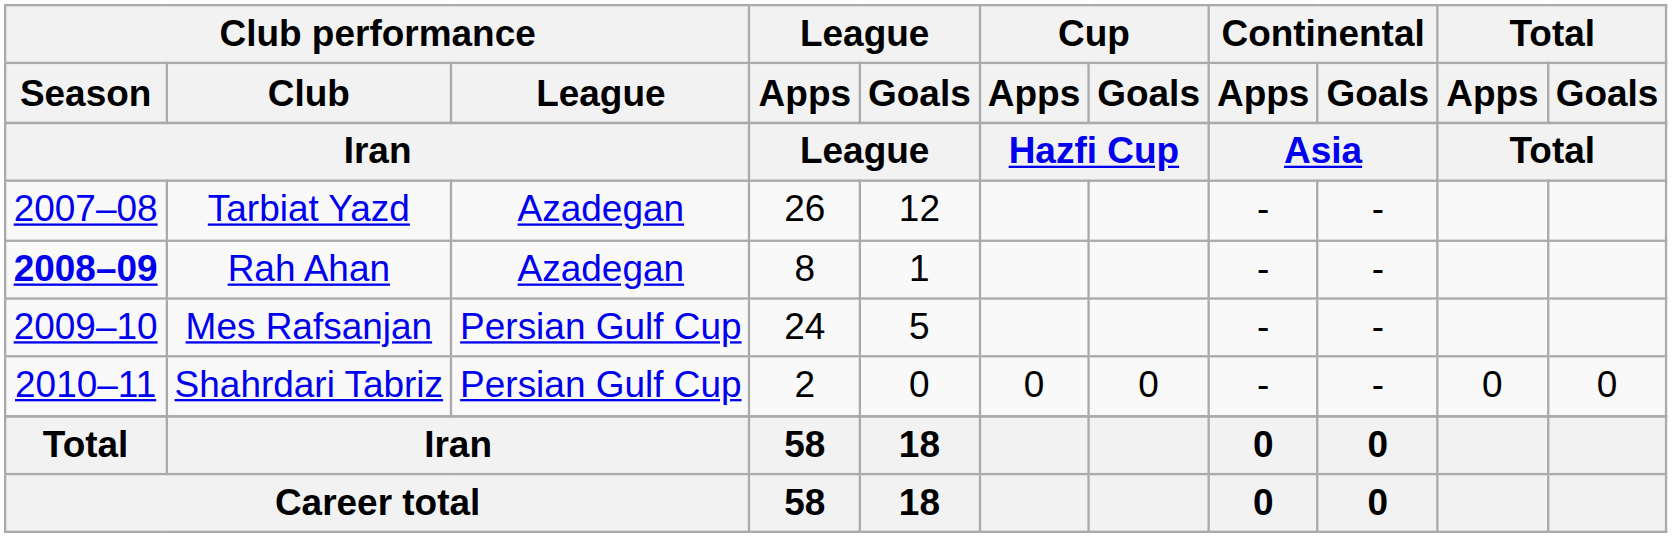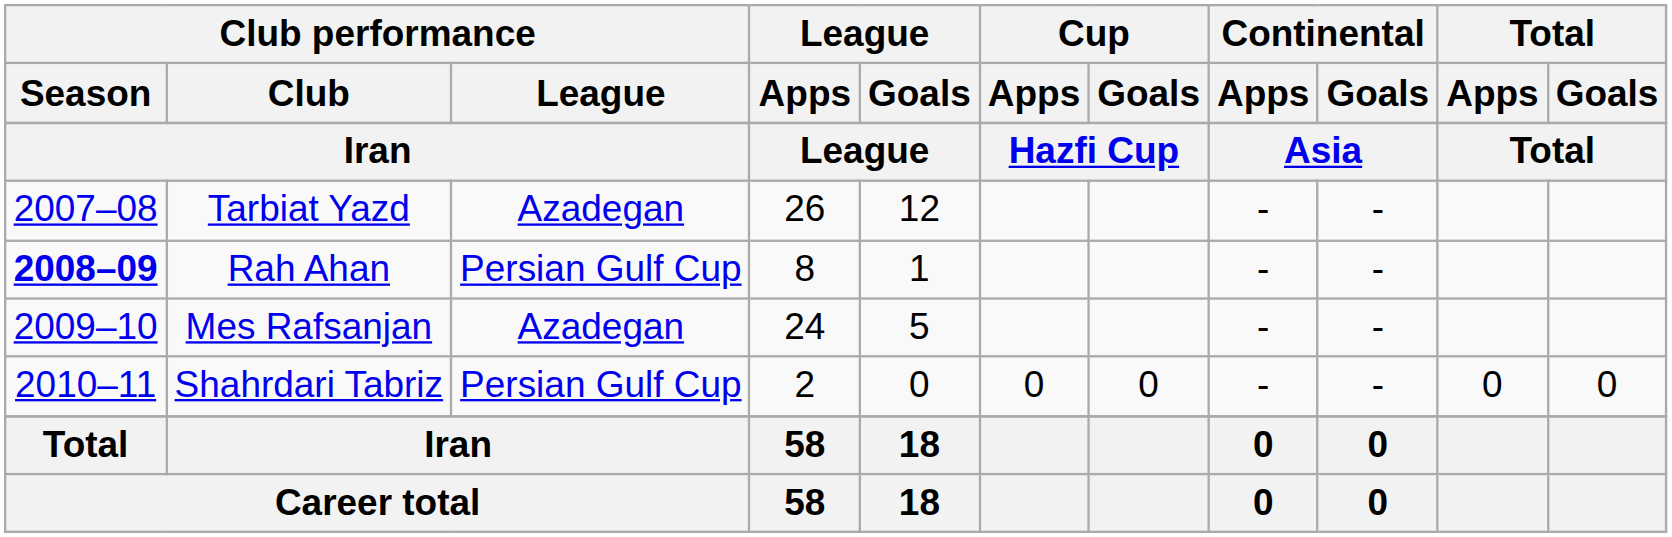(601, 268) Azadegan -> (601, 268) Persian Gulf Cup
(601, 326) Persian Gulf Cup -> (601, 326) Azadegan
